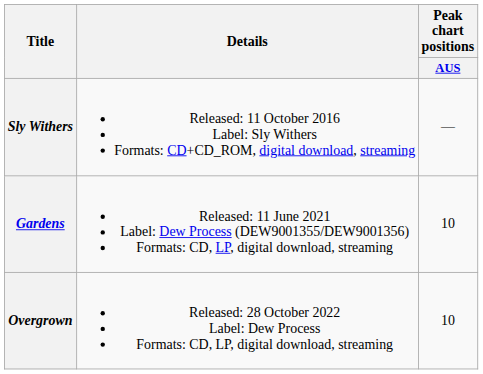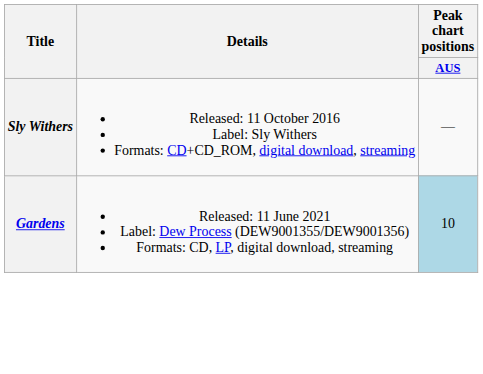(448, 223) no background -> (448, 223) lightblue background
- row: (40, 320)
